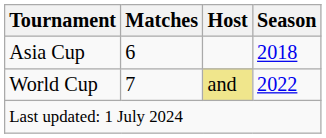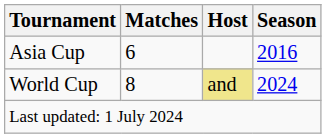(277, 52) 2018 -> (277, 52) 2016
(130, 84) 7 -> (130, 84) 8
(277, 84) 2022 -> (277, 84) 2024
